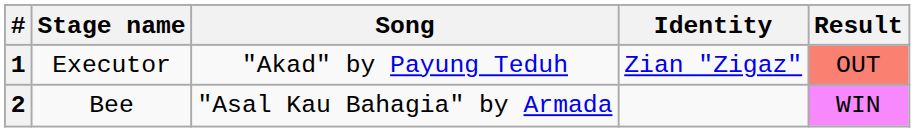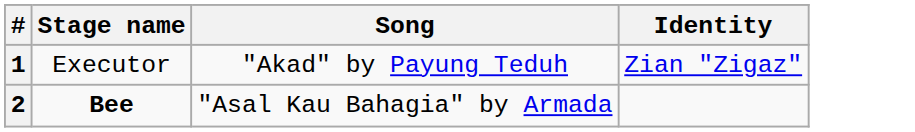- column: (858, 25)
(112, 106) normal -> (112, 106) bold
